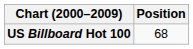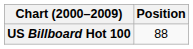(161, 34) 68 -> (161, 34) 88
